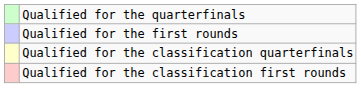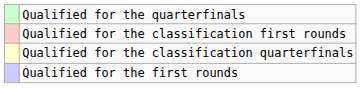rows swapped: (130, 34) <-> (184, 73)
